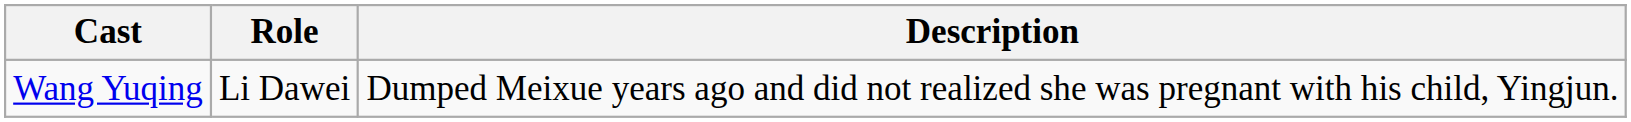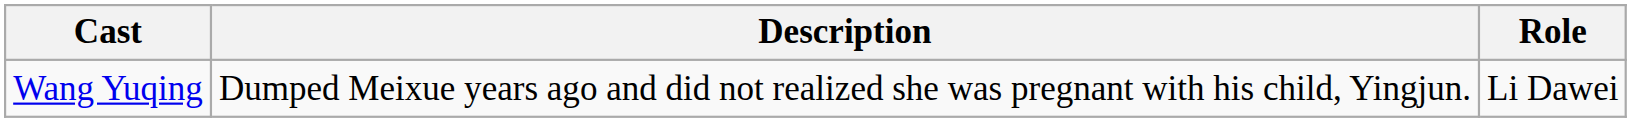columns swapped: (285, 32) <-> (992, 32)
